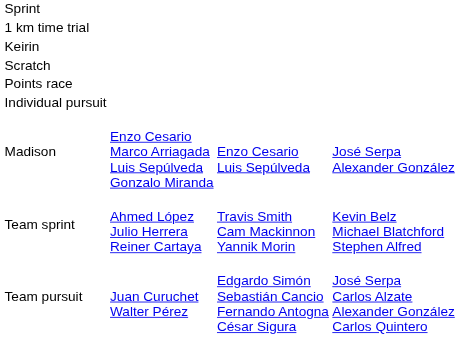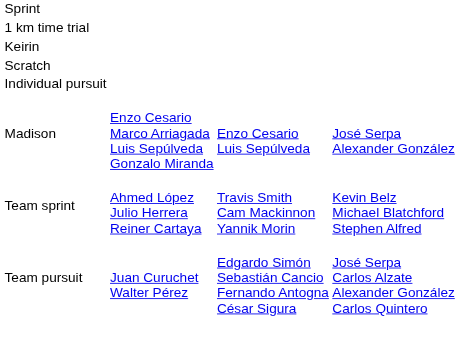- row: (39, 84)
